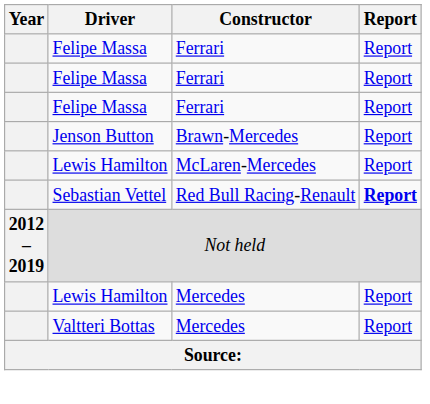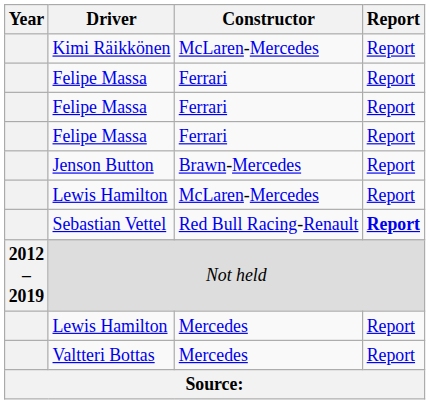+ row: (112, 48)
